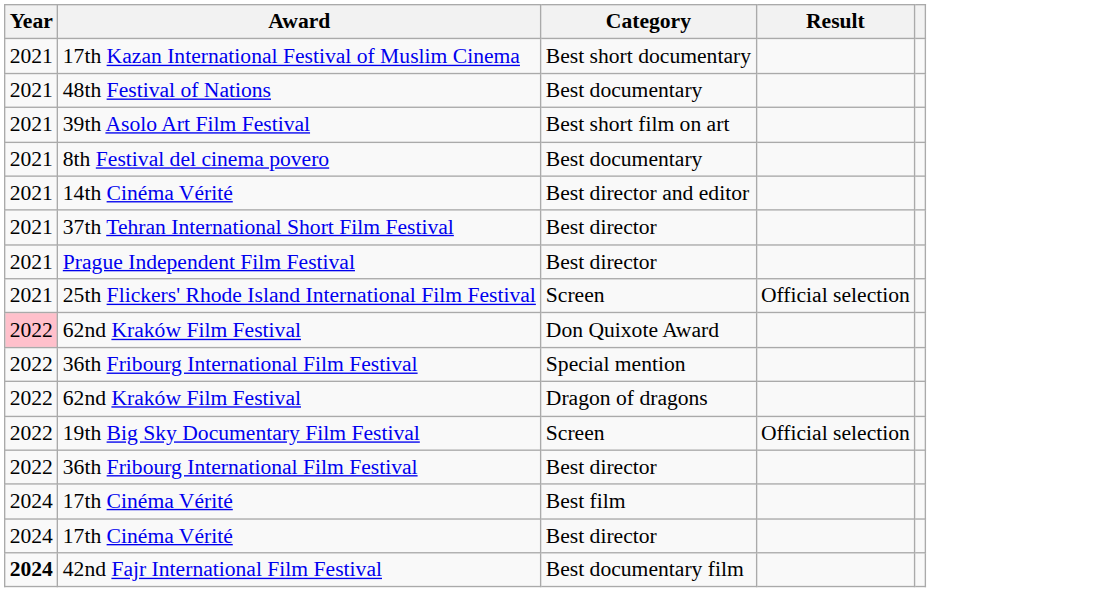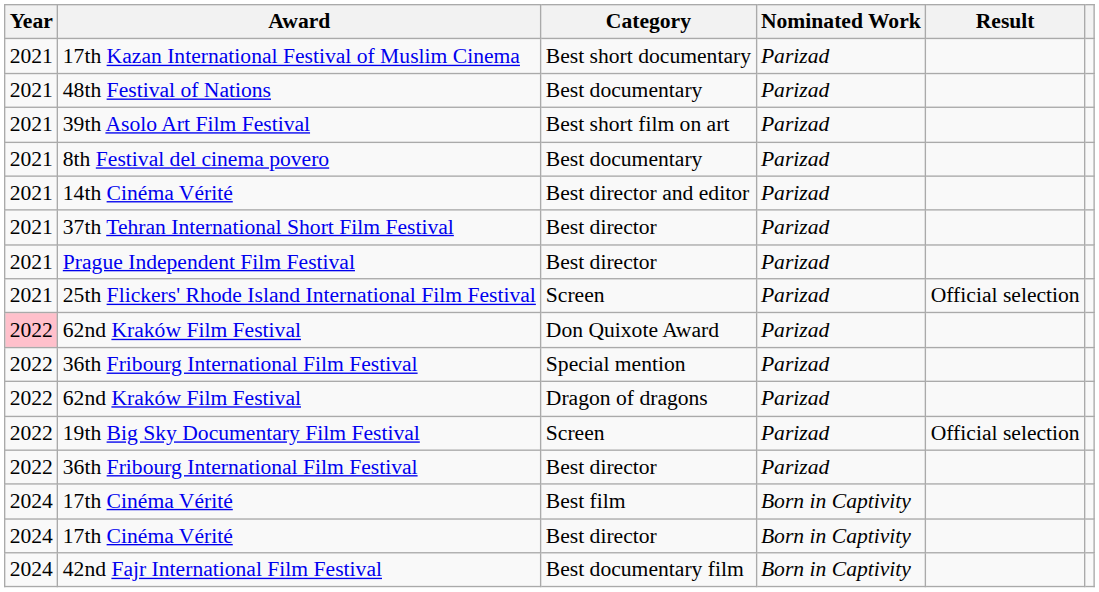+ column: (841, 21)
(31, 569) bold -> (31, 569) normal
